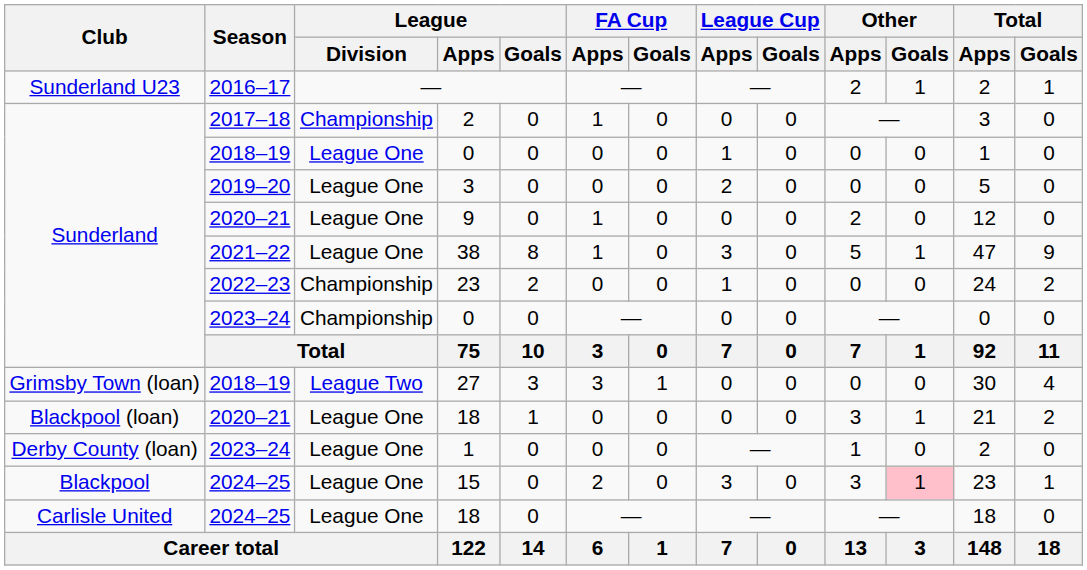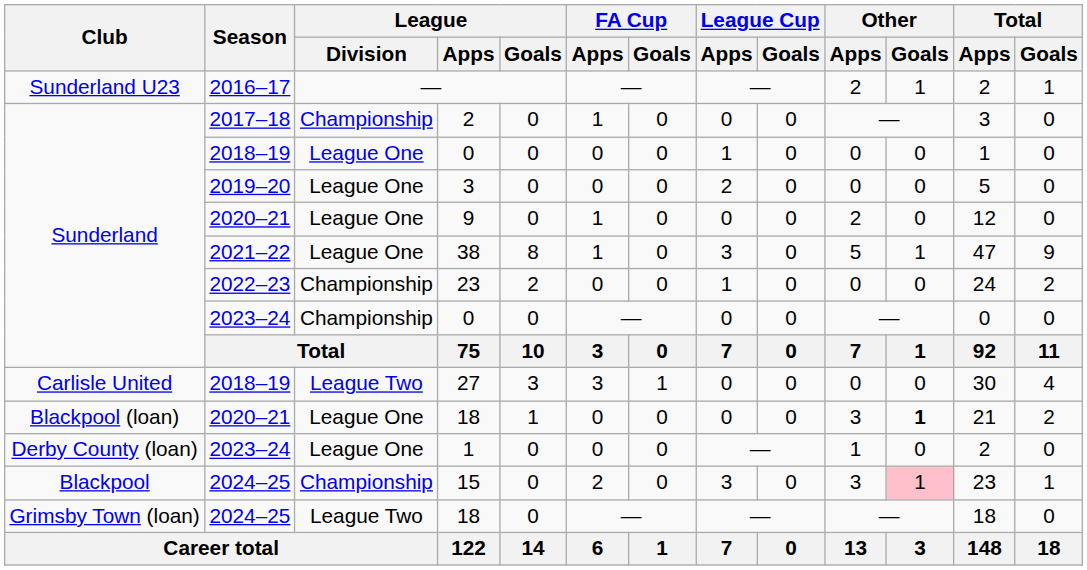(105, 383) Grimsby Town (loan) -> (105, 383) Carlisle United
(920, 416) normal -> (920, 416) bold
(366, 482) League One -> (366, 482) Championship
(105, 515) Carlisle United -> (105, 515) Grimsby Town (loan)
(366, 515) League One -> (366, 515) League Two
